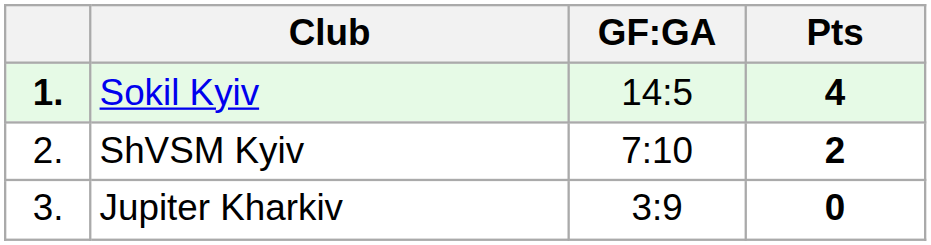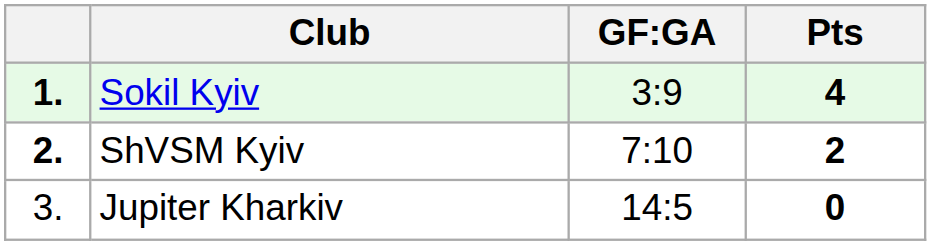(657, 92) 14:5 -> (657, 92) 3:9
(48, 150) normal -> (48, 150) bold
(657, 208) 3:9 -> (657, 208) 14:5
